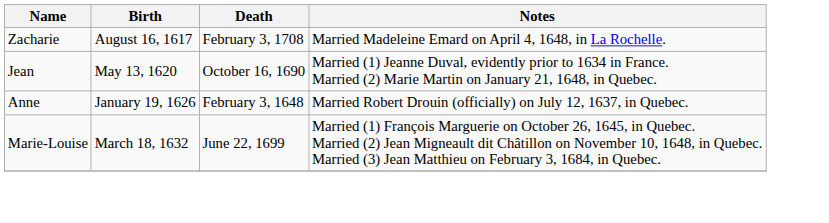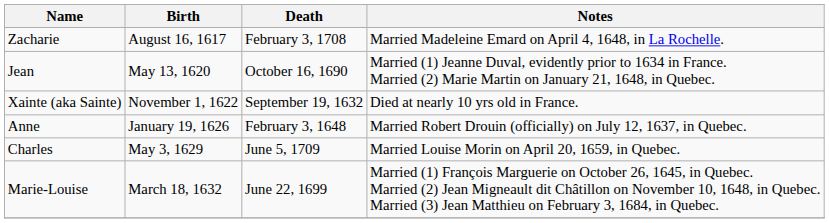+ row: (65, 102)
+ row: (30, 149)
